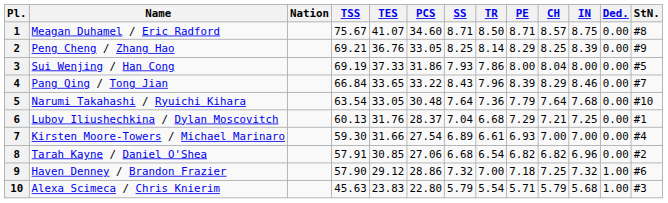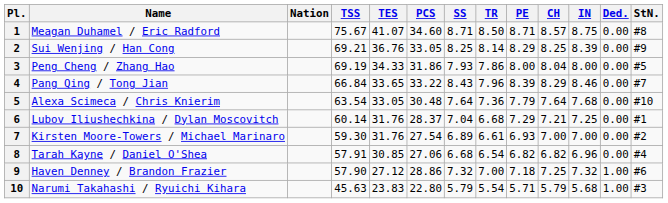(103, 48) Peng Cheng / Zhang Hao -> (103, 48) Sui Wenjing / Han Cong
(103, 66) Sui Wenjing / Han Cong -> (103, 66) Peng Cheng / Zhang Hao
(388, 66) 37.33 -> (388, 66) 34.33
(139, 101) Narumi Takahashi / Ryuichi Kihara -> (126, 101) Alexa Scimeca / Chris Knierim
(350, 119) 60.13 -> (350, 119) 60.14
(388, 136) 31.66 -> (388, 136) 31.76
(640, 136) #4 -> (640, 136) #2
(640, 154) #2 -> (640, 154) #4
(388, 171) 29.12 -> (388, 171) 27.12
(126, 189) Alexa Scimeca / Chris Knierim -> (139, 189) Narumi Takahashi / Ryuichi Kihara
